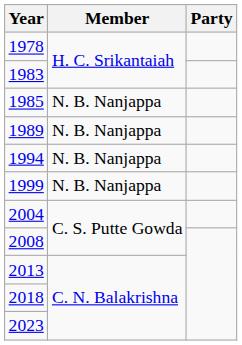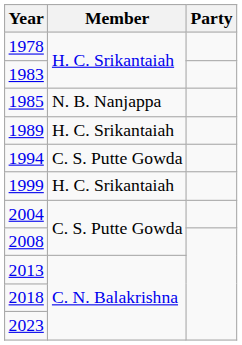(107, 130) N. B. Nanjappa -> (113, 130) H. C. Srikantaiah
(107, 158) N. B. Nanjappa -> (117, 158) C. S. Putte Gowda
(107, 185) N. B. Nanjappa -> (113, 185) H. C. Srikantaiah
